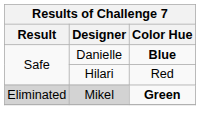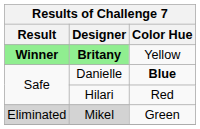+ row: (99, 54)
(162, 94) bold -> (162, 114) normal
